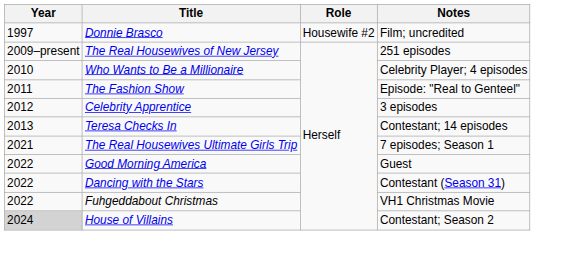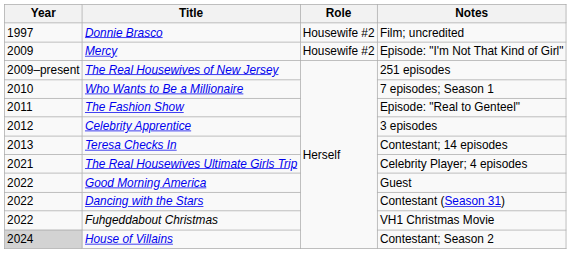+ row: (101, 51)
(454, 70) Celebrity Player; 4 episodes -> (437, 88) 7 episodes; Season 1
(437, 145) 7 episodes; Season 1 -> (454, 164) Celebrity Player; 4 episodes
